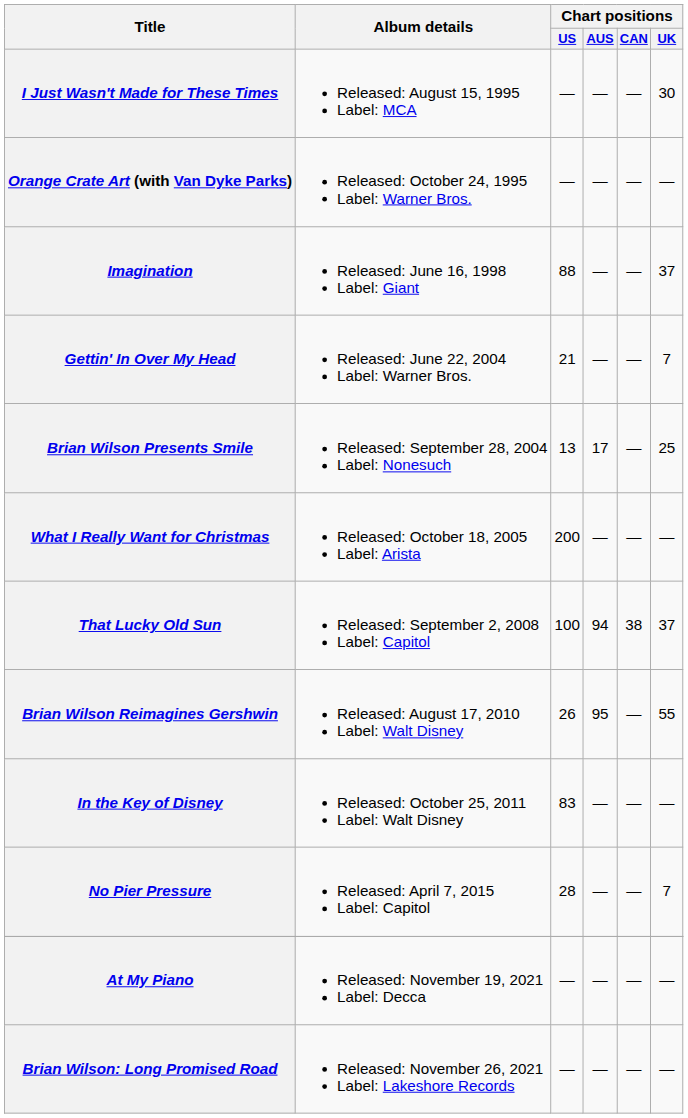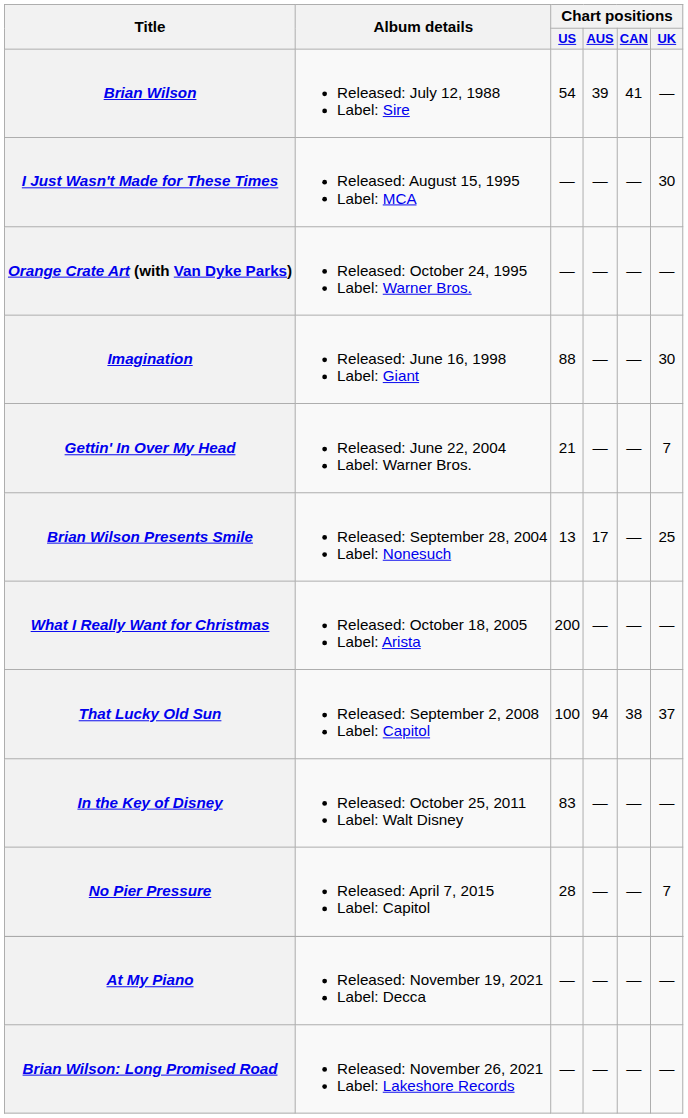+ row: (150, 93)
(667, 270) 37 -> (667, 359) 30
- row: (150, 714)
